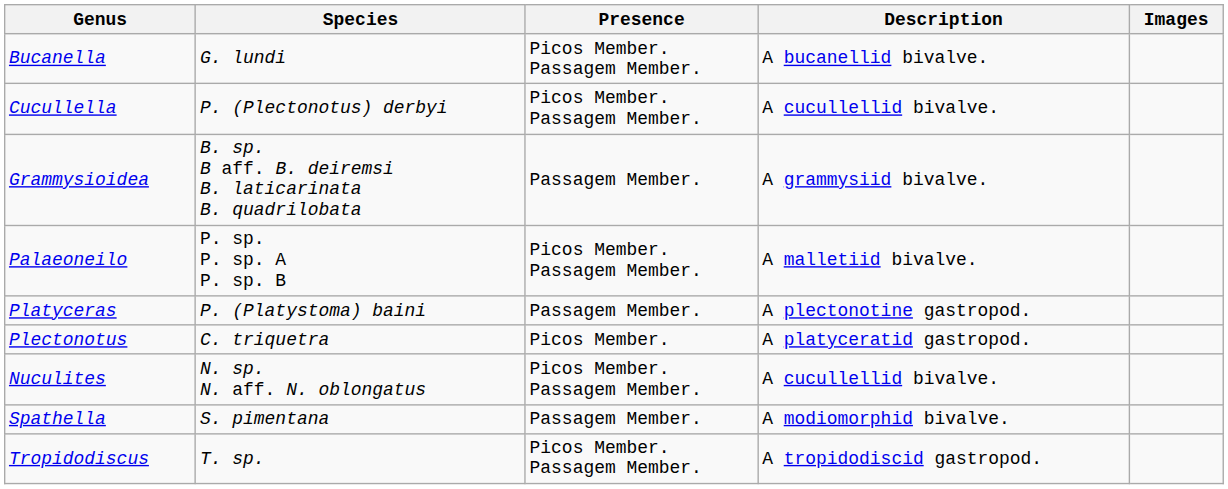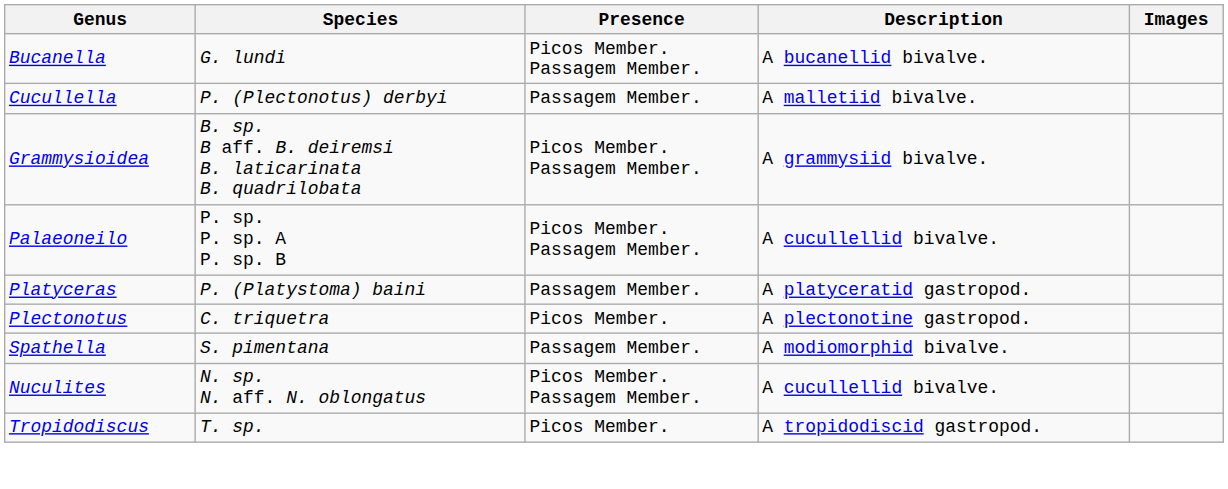(616, 109) Picos Member. Passagem Member. -> (616, 98) Passagem Member.
(881, 109) A cucullellid bivalve. -> (870, 98) A malletiid bivalve.
(616, 179) Passagem Member. -> (616, 159) Picos Member. Passagem Member.
(870, 260) A malletiid bivalve. -> (881, 240) A cucullellid bivalve.
(897, 310) A plectonotine gastropod. -> (897, 290) A platyceratid gastropod.
(897, 340) A platyceratid gastropod. -> (897, 319) A plectonotine gastropod.
rows swapped: (57, 379) <-> (57, 419)
(616, 458) Picos Member. Passagem Member. -> (600, 427) Picos Member.
